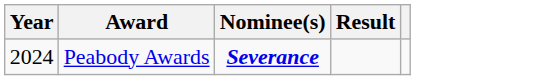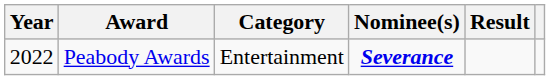+ column: (282, 21)
(32, 56) 2024 -> (32, 56) 2022
